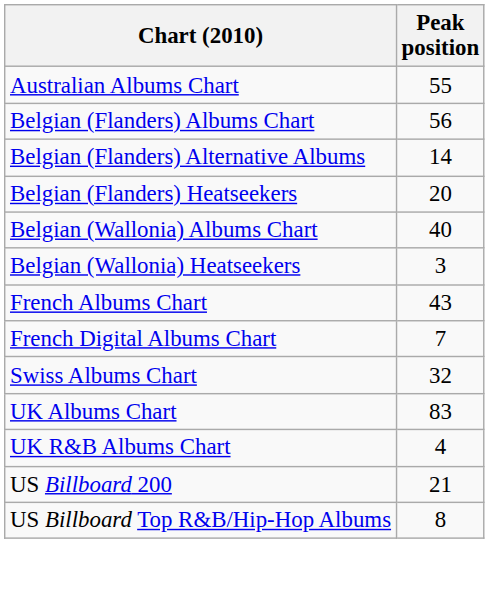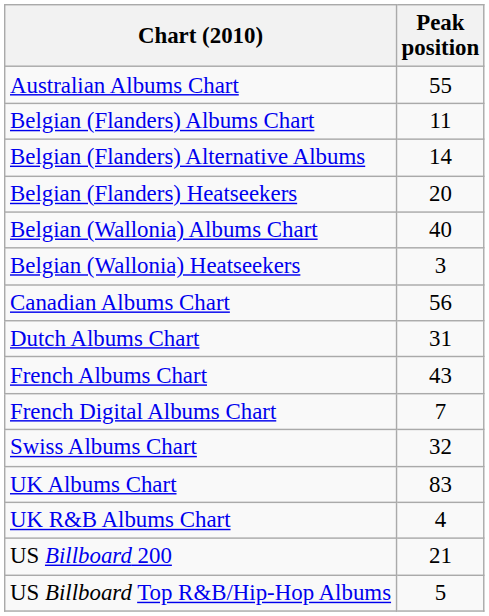(440, 120) 56 -> (440, 120) 11
+ row: (120, 302)
+ row: (105, 338)
(440, 520) 8 -> (440, 592) 5
